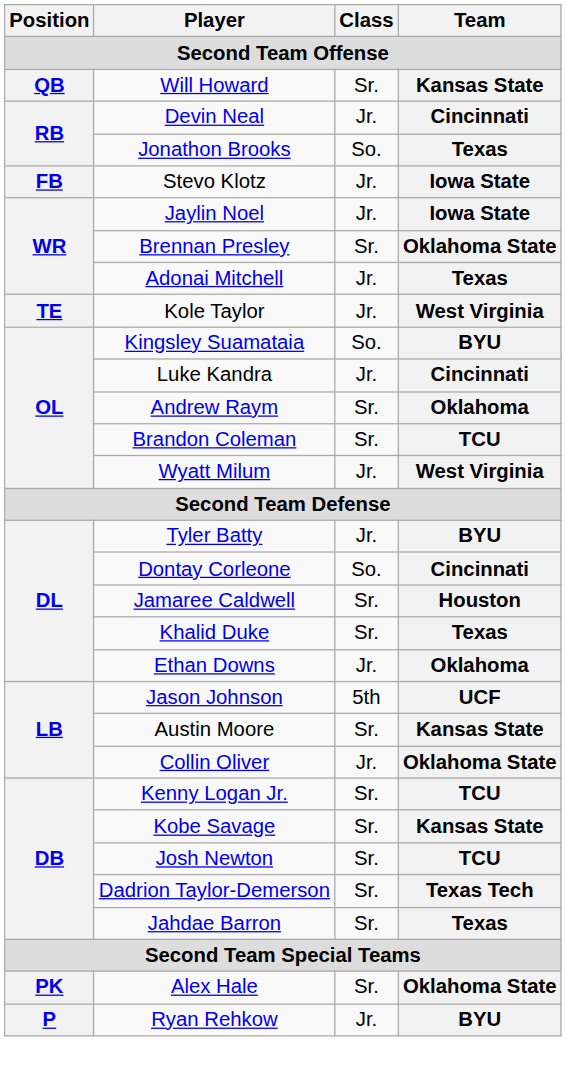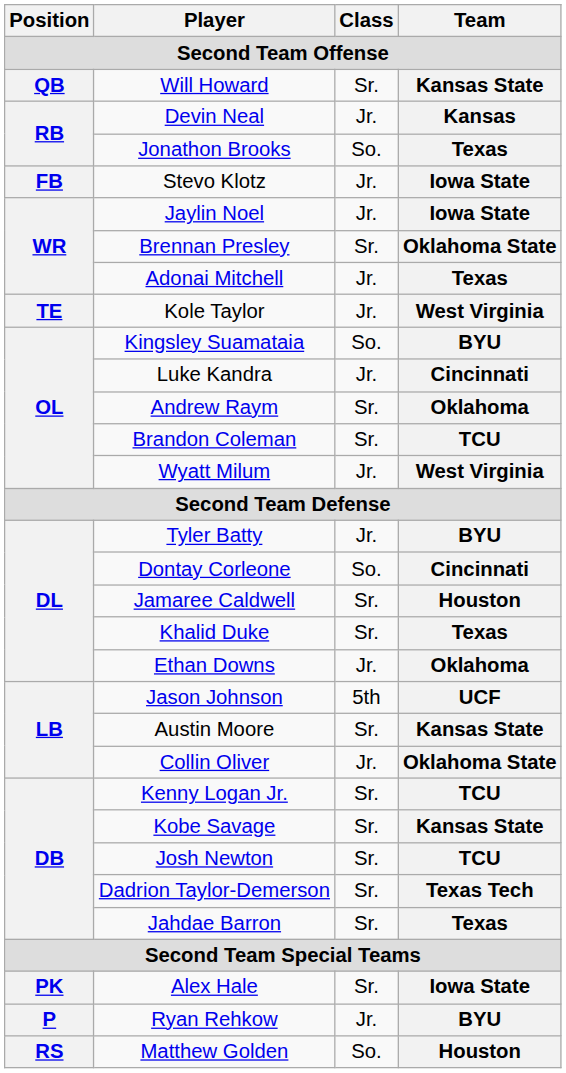(480, 117) Cincinnati -> (480, 117) Kansas
(480, 987) Oklahoma State -> (480, 987) Iowa State
+ row: (214, 1051)
